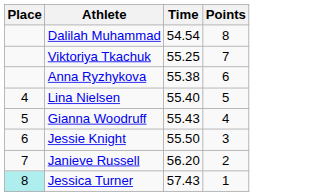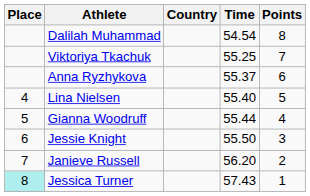+ column: (192, 14)
(183, 77) 55.38 -> (240, 77) 55.37
(183, 118) 55.43 -> (240, 118) 55.44
